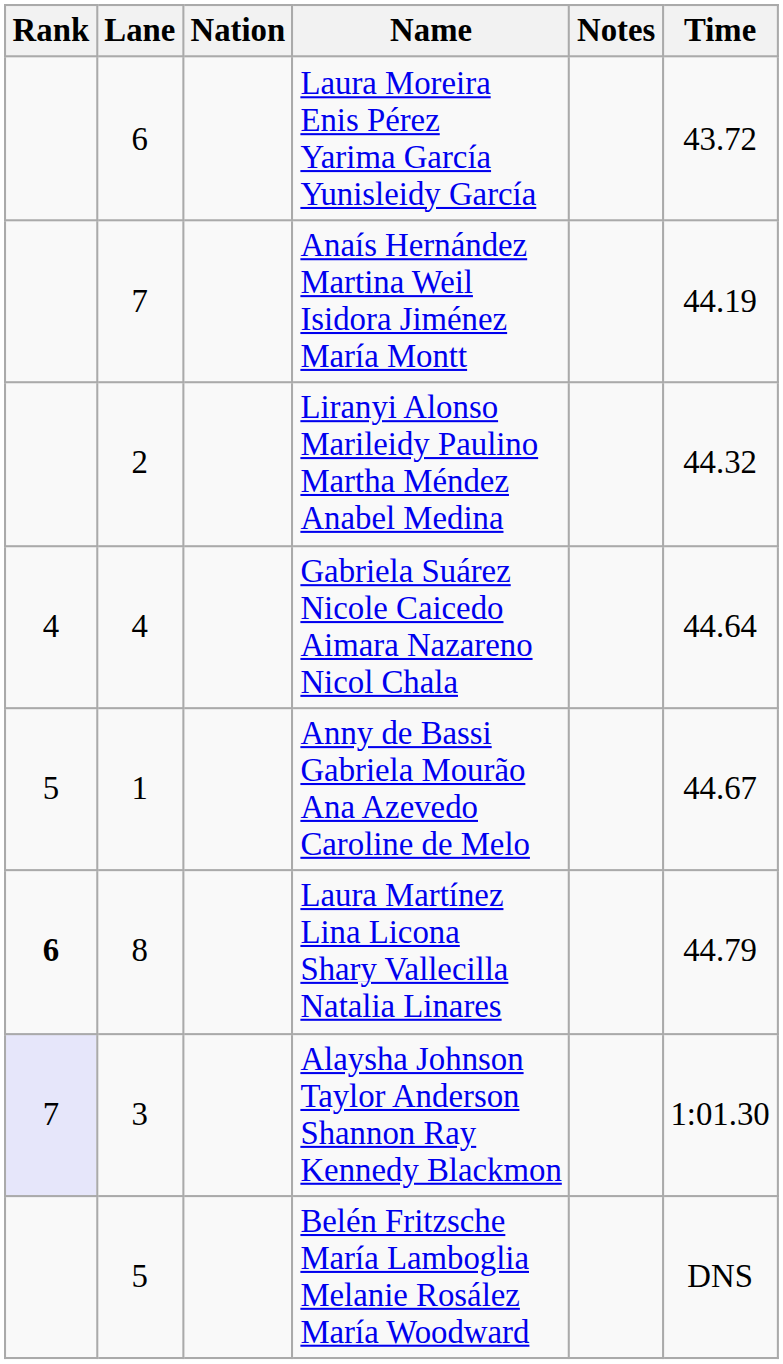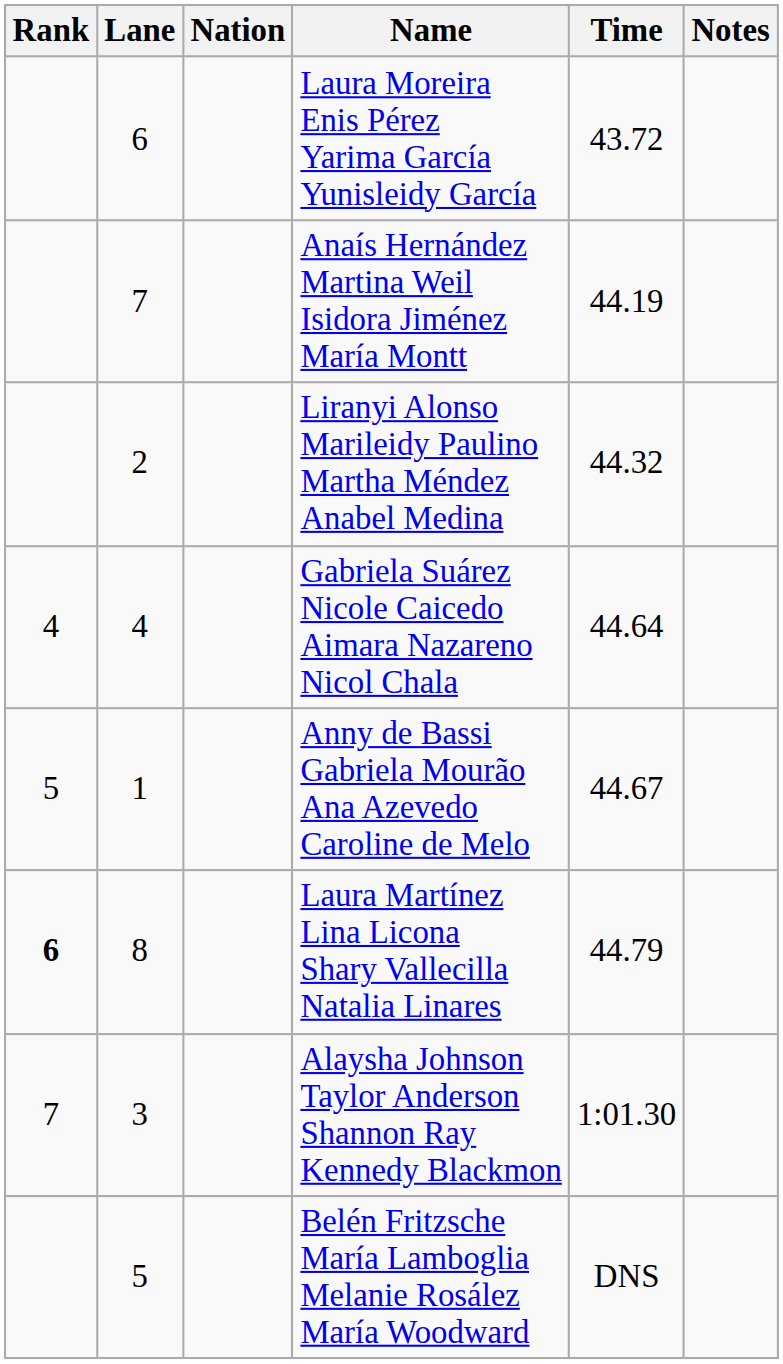columns swapped: (720, 30) <-> (616, 30)
(51, 1114) lavender background -> (51, 1114) no background
